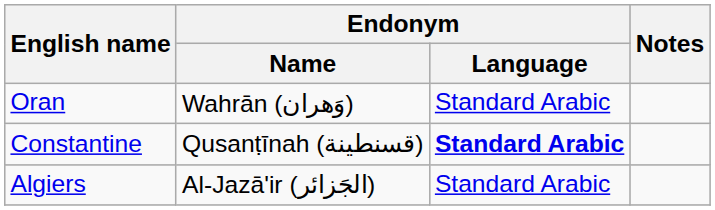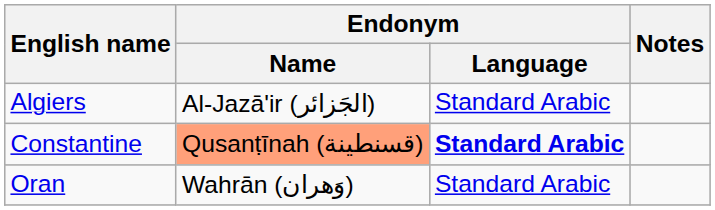rows swapped: (48, 184) <-> (38, 102)
(303, 144) no background -> (303, 144) lightsalmon background
